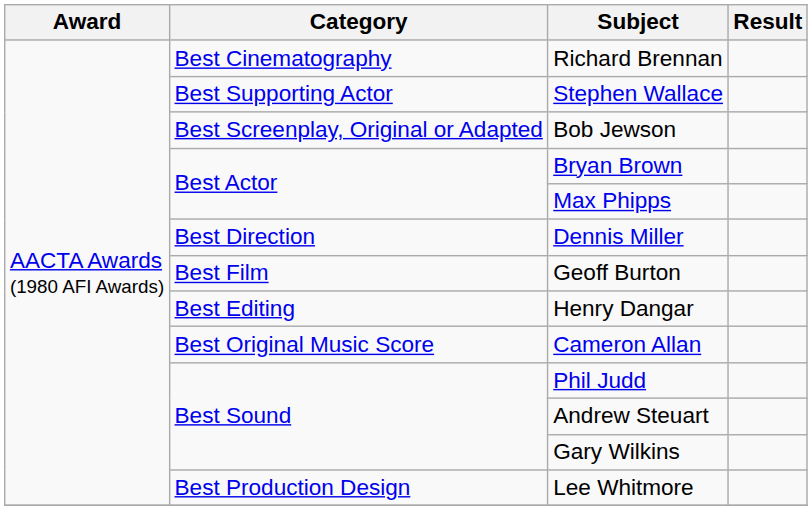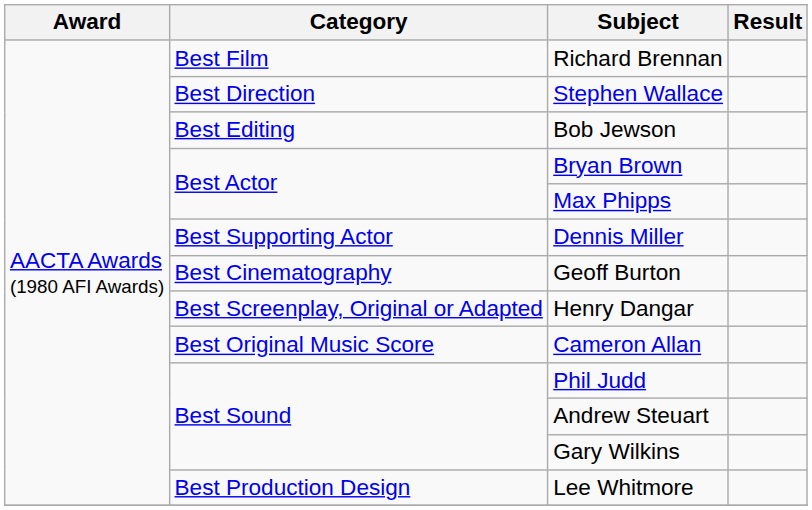(283, 58) Best Cinematography -> (222, 58) Best Film
(284, 93) Best Supporting Actor -> (245, 93) Best Direction
(359, 129) Best Screenplay, Original or Adapted -> (235, 129) Best Editing
(245, 237) Best Direction -> (284, 237) Best Supporting Actor
(222, 272) Best Film -> (283, 272) Best Cinematography
(235, 308) Best Editing -> (359, 308) Best Screenplay, Original or Adapted
